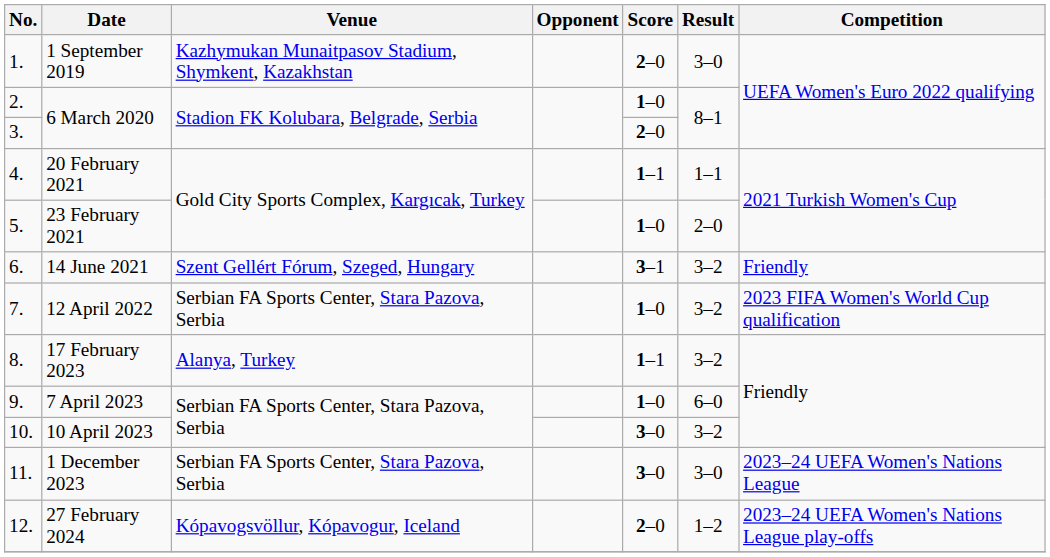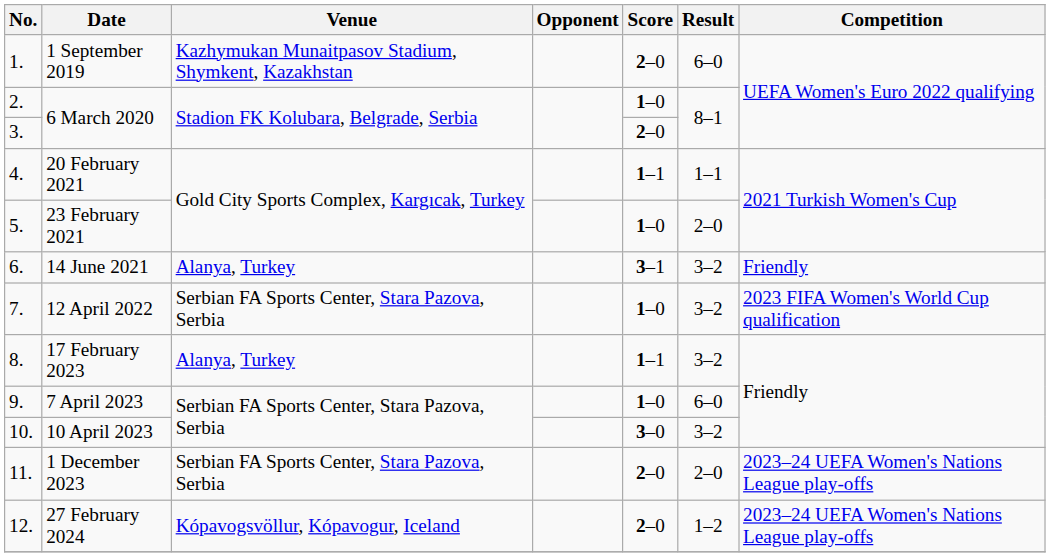(708, 60) 3–0 -> (708, 60) 6–0
(325, 267) Szent Gellért Fórum, Szeged, Hungary -> (235, 267) Alanya, Turkey
(650, 473) 3–0 -> (650, 473) 2–0
(708, 473) 3–0 -> (708, 473) 2–0
(872, 473) 2023–24 UEFA Women's Nations League -> (872, 473) 2023–24 UEFA Women's Nations League play-offs
